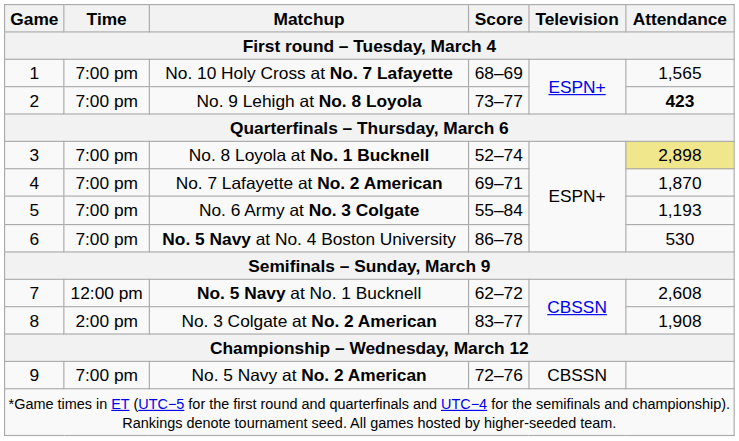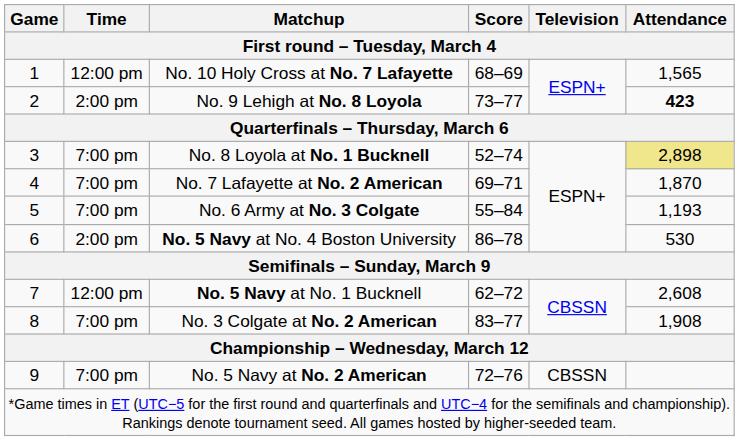(107, 73) 7:00 pm -> (107, 73) 12:00 pm
(107, 101) 7:00 pm -> (107, 101) 2:00 pm
(107, 238) 7:00 pm -> (107, 238) 2:00 pm
(107, 320) 2:00 pm -> (107, 320) 7:00 pm
